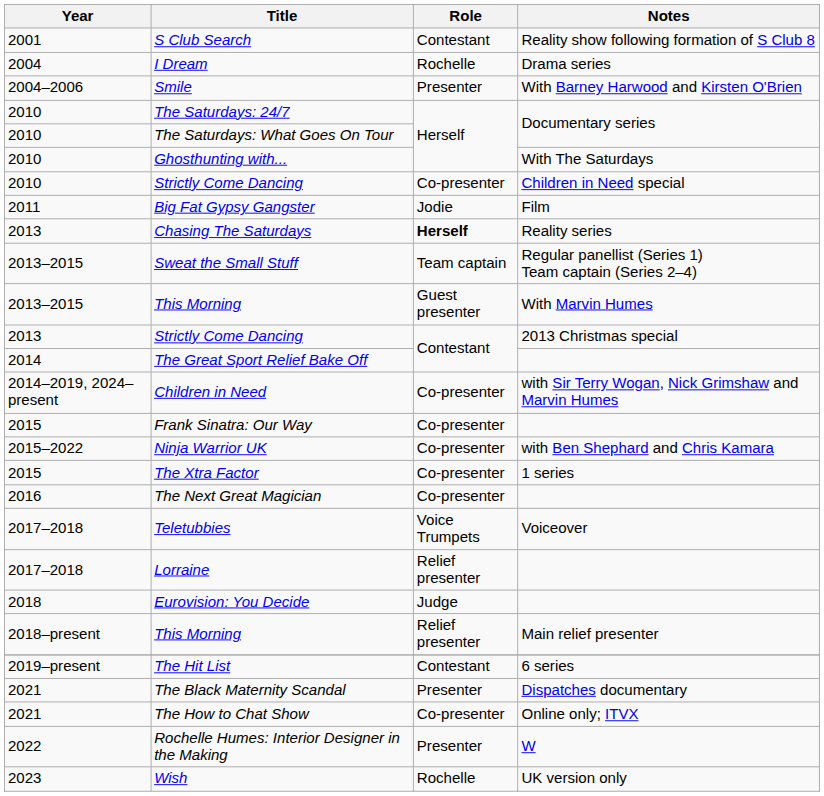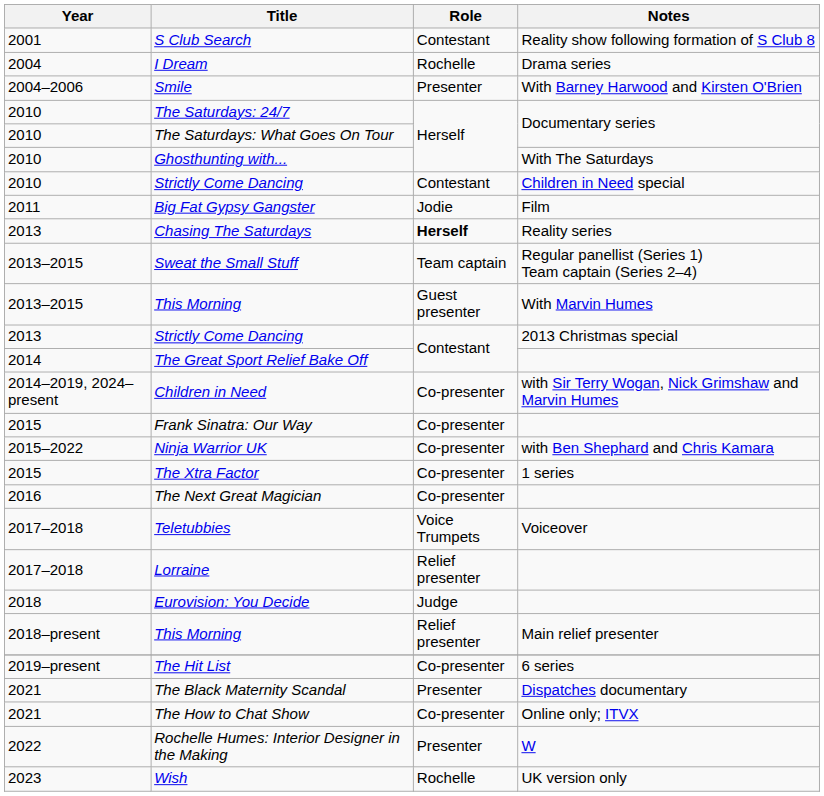(461, 183) Co-presenter -> (453, 183) Contestant
(453, 666) Contestant -> (461, 666) Co-presenter
